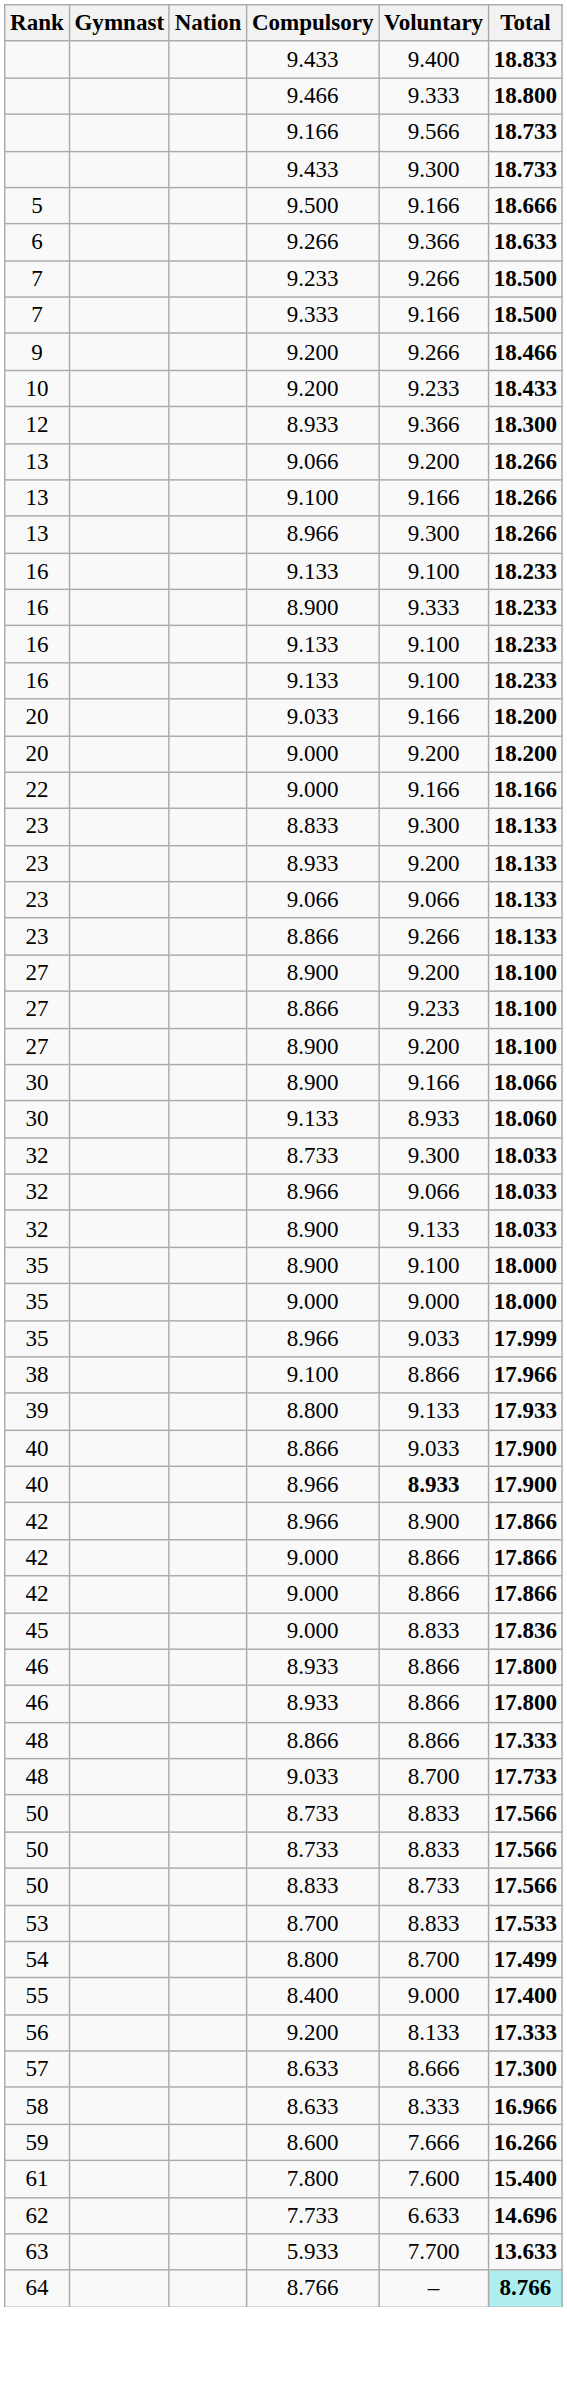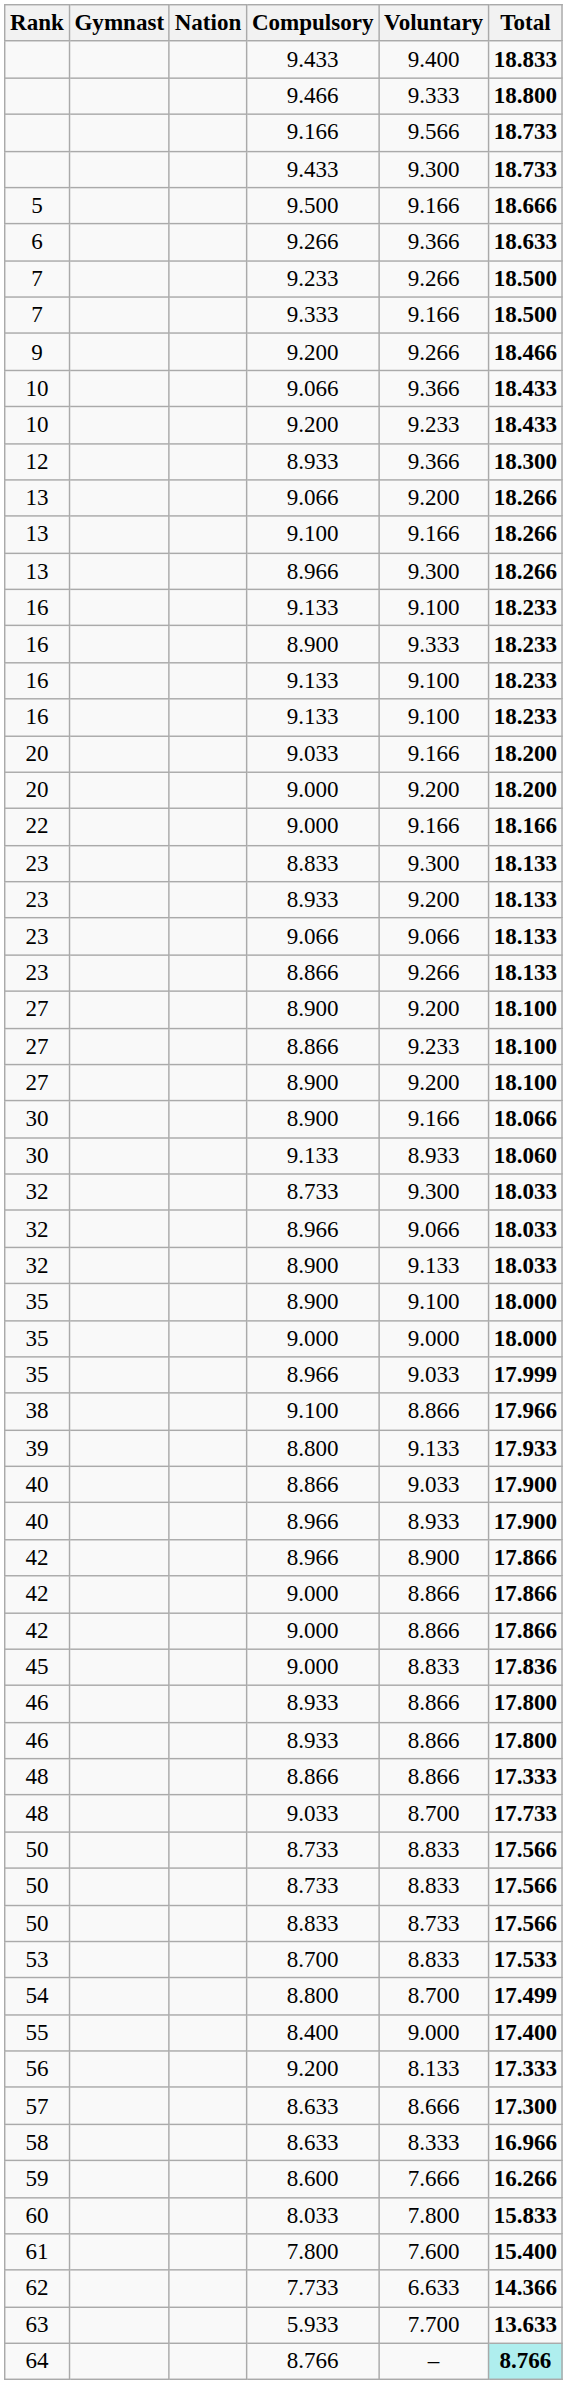+ row: (37, 388)
(434, 1484) bold -> (434, 1520) normal
+ row: (37, 2215)
(525, 2215) 14.696 -> (525, 2288) 14.366
